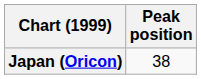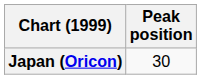(161, 61) 38 -> (161, 61) 30
